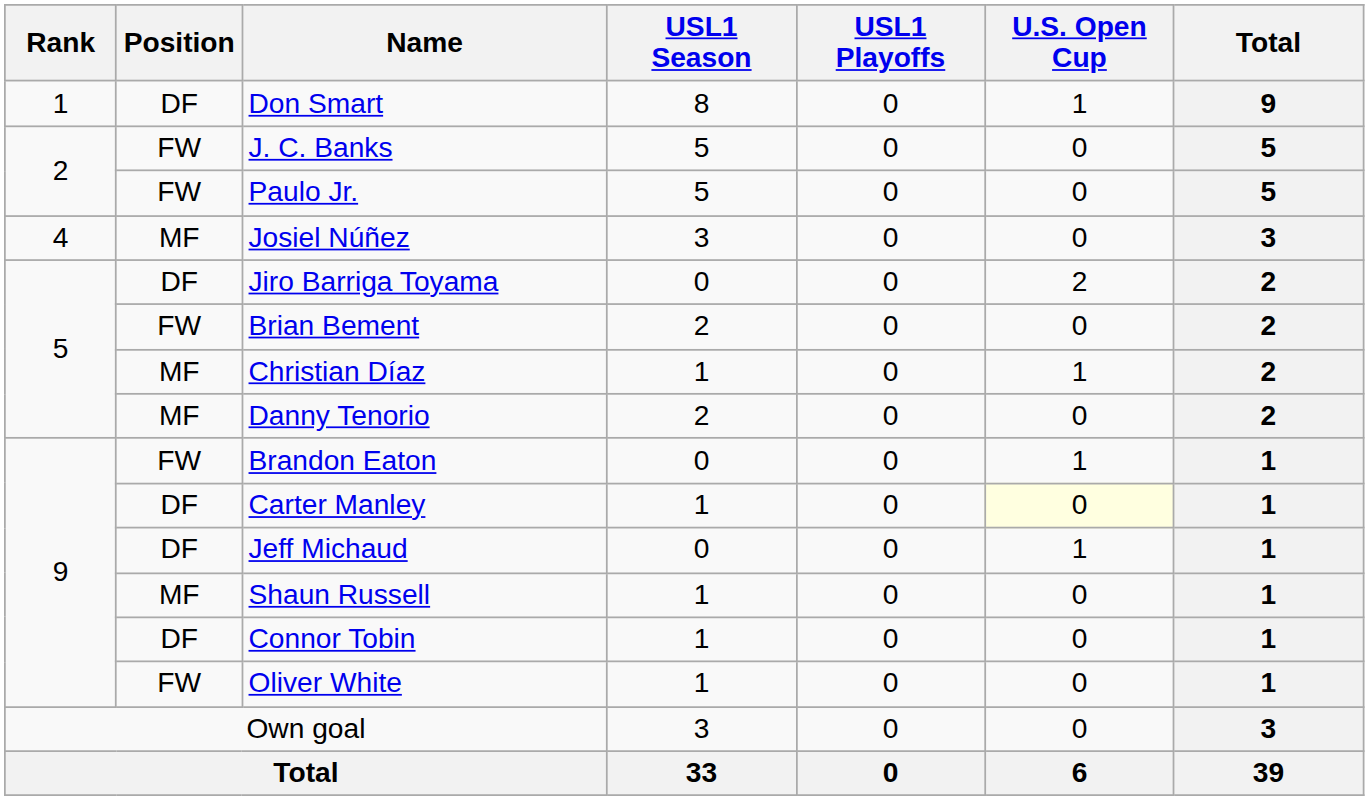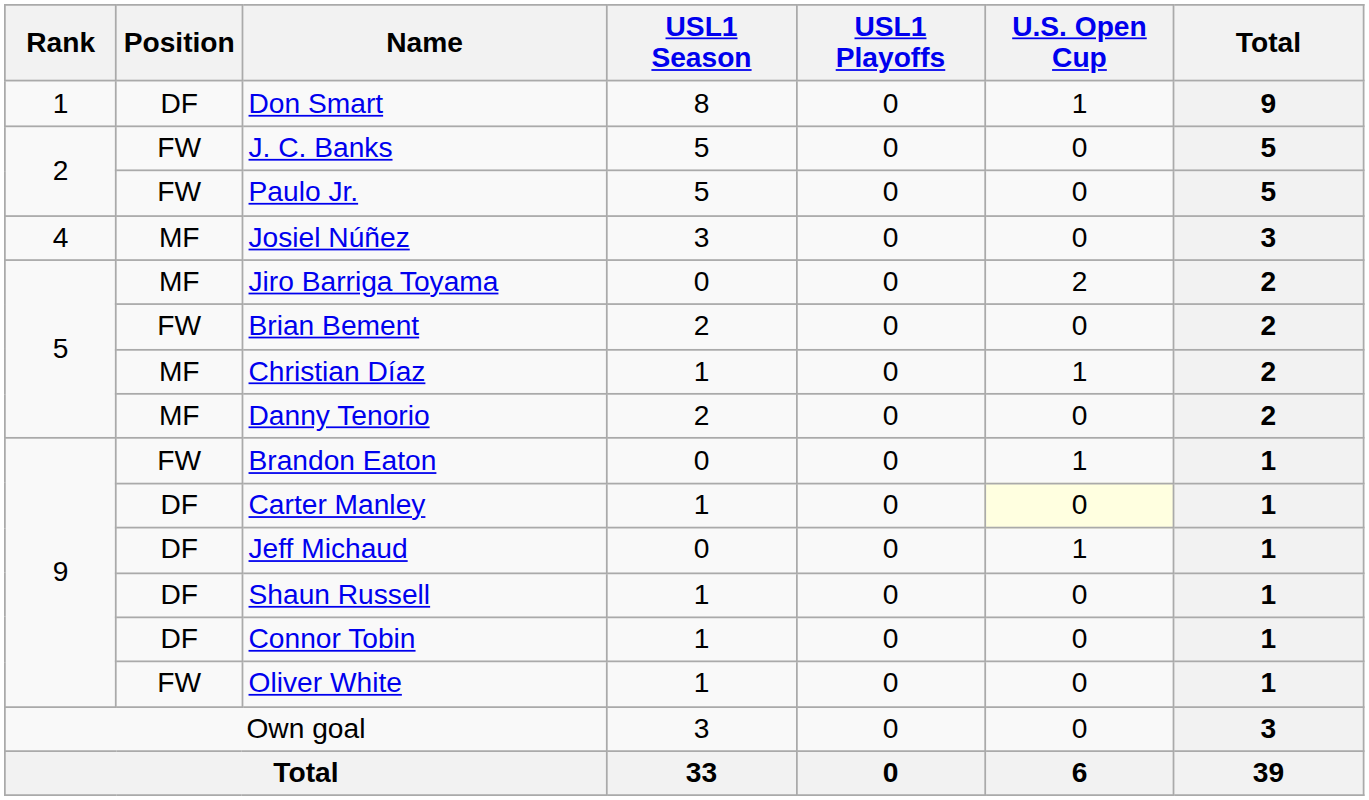(179, 281) DF -> (179, 281) MF
(179, 594) MF -> (179, 594) DF
